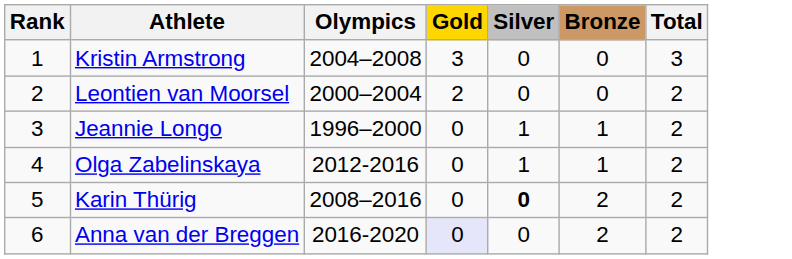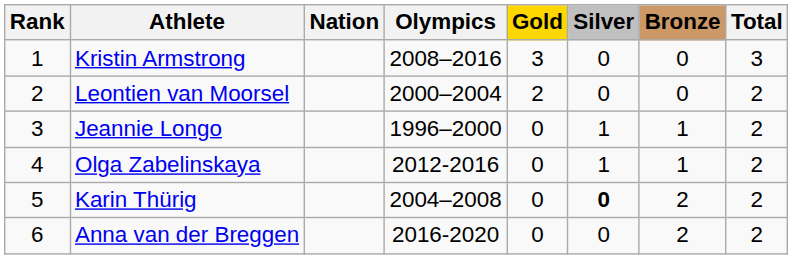+ column: (344, 22)
(366, 57) 2004–2008 -> (446, 57) 2008–2016
(366, 199) 2008–2016 -> (446, 199) 2004–2008
(457, 235) lavender background -> (537, 235) no background
